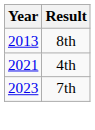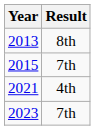+ row: (23, 64)
